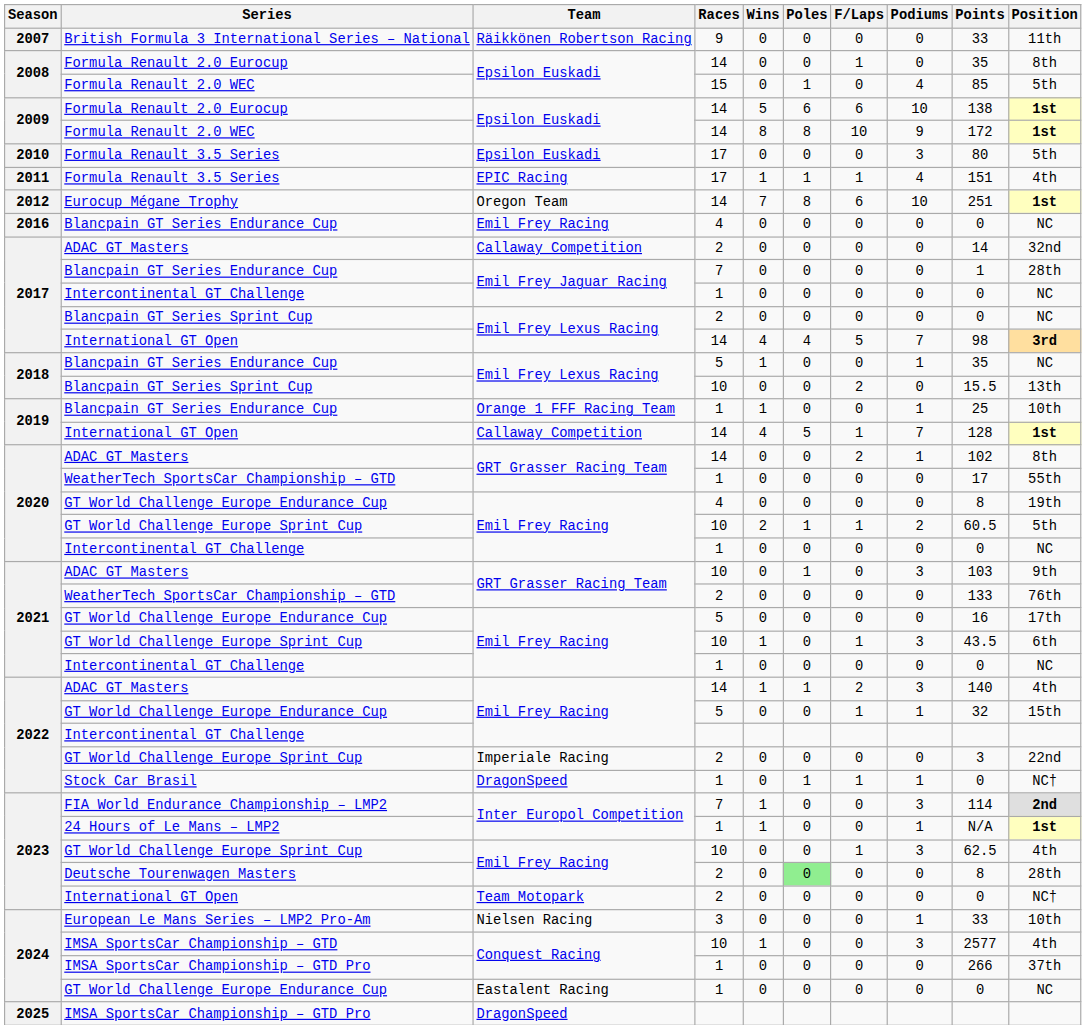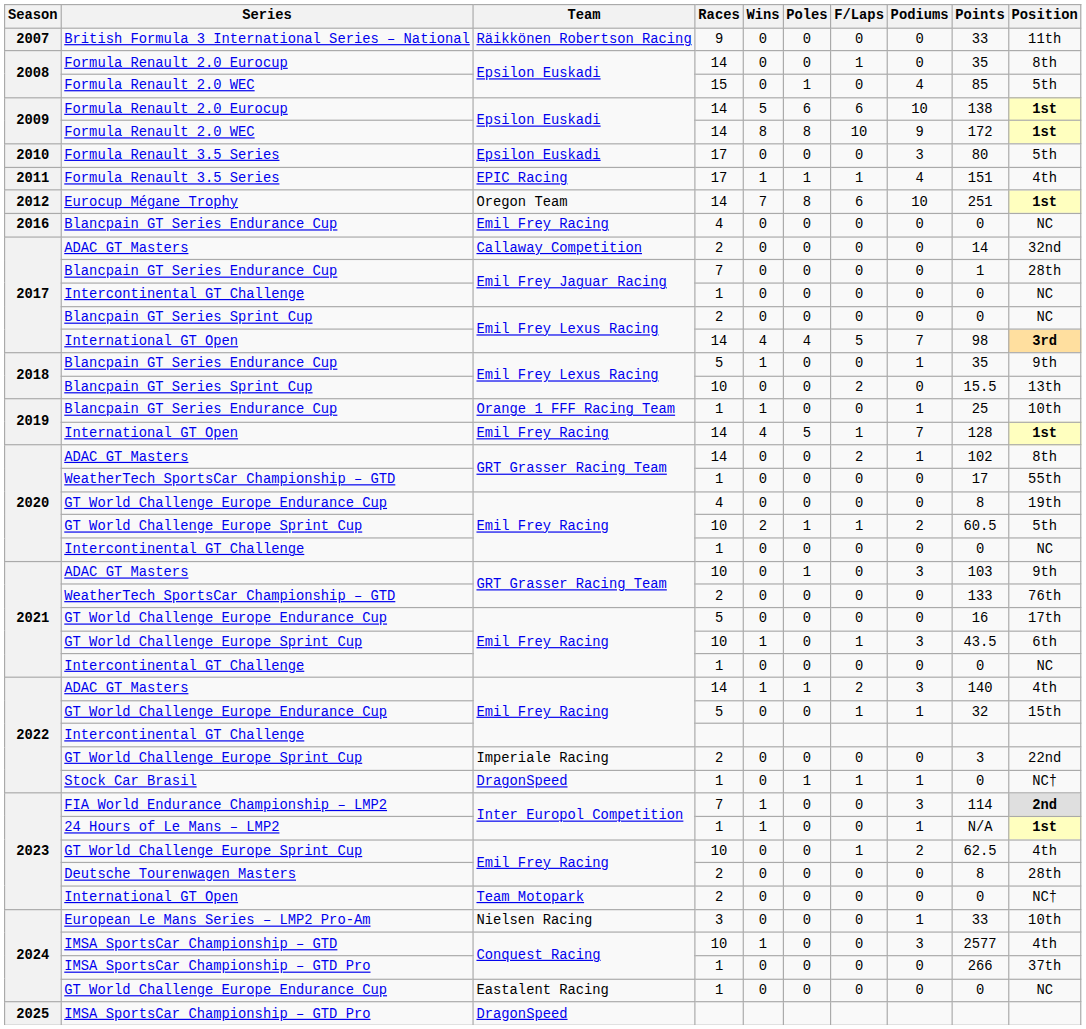(1045, 364) NC -> (1045, 364) 9th
(559, 433) Callaway Competition -> (543, 433) Emil Frey Racing
(920, 851) 3 -> (920, 851) 2
(807, 874) lightgreen background -> (807, 874) no background
